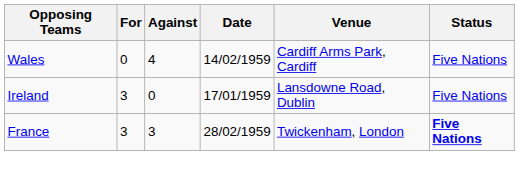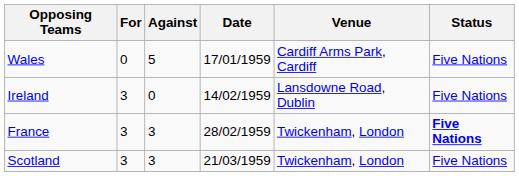(152, 59) 4 -> (152, 59) 5
(237, 59) 14/02/1959 -> (237, 59) 17/01/1959
(237, 95) 17/01/1959 -> (237, 95) 14/02/1959
+ row: (34, 160)
